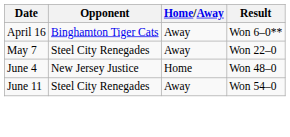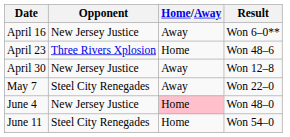(105, 31) Binghamton Tiger Cats -> (95, 31) New Jersey Justice
+ row: (26, 50)
+ row: (26, 68)
(178, 68) no background -> (175, 104) pink background
(177, 86) Away -> (175, 123) Home
